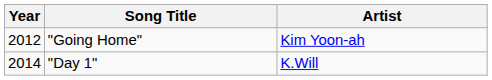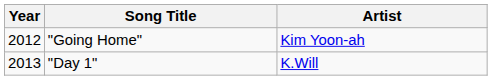(24, 63) 2014 -> (24, 63) 2013
